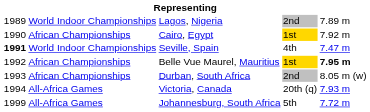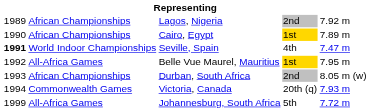(92, 21) World Indoor Championships -> (79, 21) African Championships
(335, 21) 7.89 m -> (335, 21) 7.92 m
(335, 34) 7.92 m -> (335, 34) 7.89 m
(79, 62) African Championships -> (66, 62) All-Africa Games
(335, 62) bold -> (335, 62) normal
(66, 89) All-Africa Games -> (80, 89) Commonwealth Games
